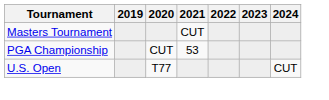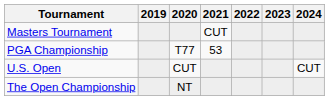(161, 50) CUT -> (185, 50) T77
(161, 69) T77 -> (185, 69) CUT
+ row: (71, 87)
